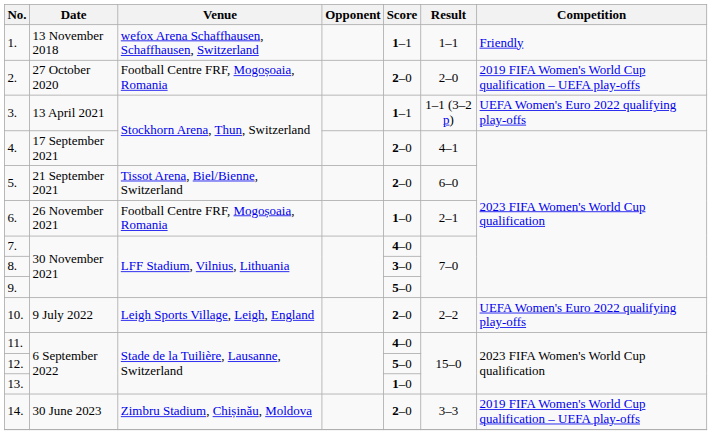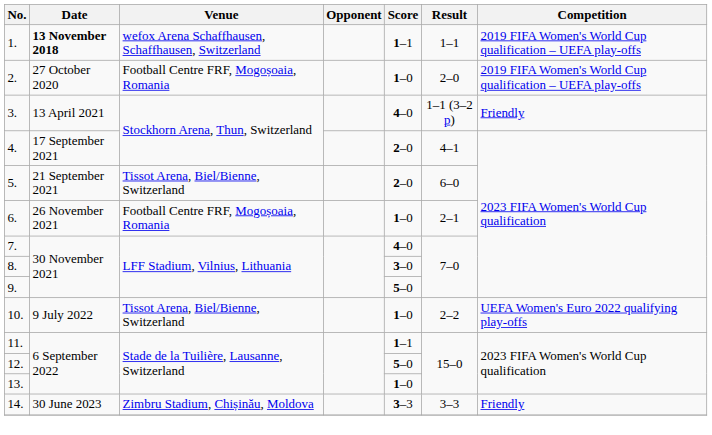(68, 42) normal -> (69, 42) bold
(502, 42) Friendly -> (563, 42) 2019 FIFA Women's World Cup qualification – UEFA play-offs
(402, 77) 2–0 -> (403, 77) 1–0
(402, 112) 1–1 -> (403, 112) 4–0
(578, 112) UEFA Women's Euro 2022 qualifying play-offs -> (502, 112) Friendly
(218, 315) Leigh Sports Village, Leigh, England -> (191, 315) Tissot Arena, Biel/Bienne, Switzerland
(402, 315) 2–0 -> (403, 315) 1–0
(402, 342) 4–0 -> (403, 342) 1–1
(402, 411) 2–0 -> (403, 404) 3–3
(563, 411) 2019 FIFA Women's World Cup qualification – UEFA play-offs -> (502, 404) Friendly
